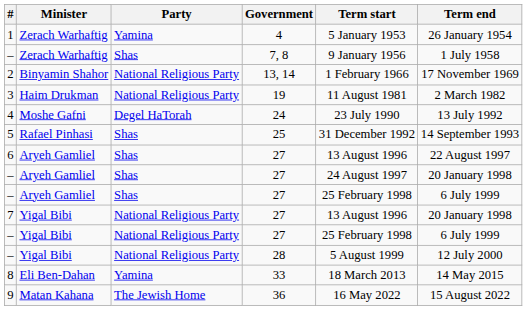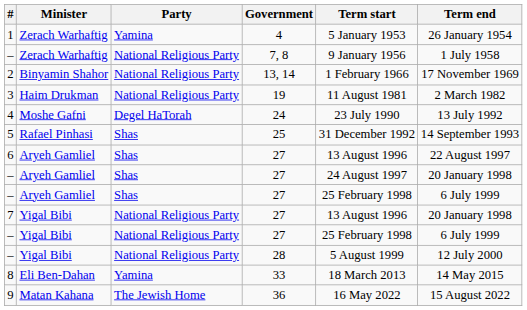(126, 54) Shas -> (177, 54) National Religious Party
